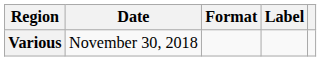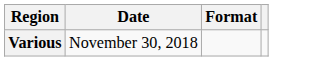- column: (284, 17)
